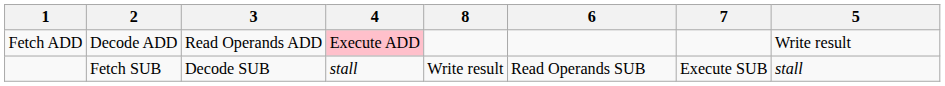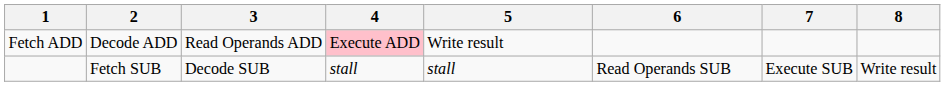columns swapped: (856, 17) <-> (465, 17)
